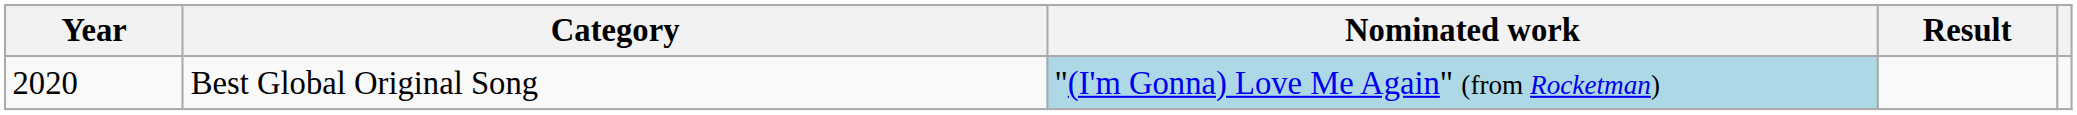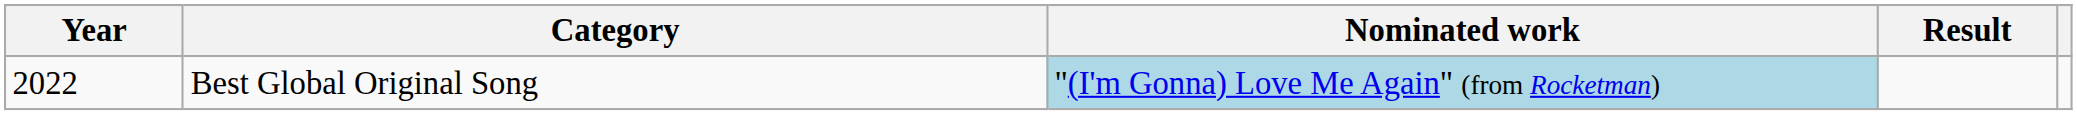(45, 82) 2020 -> (45, 82) 2022
